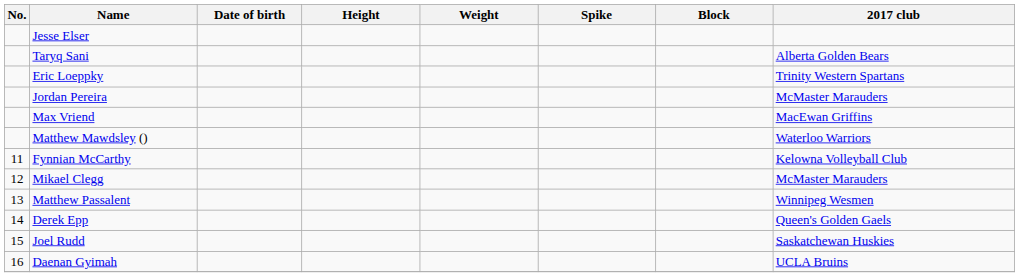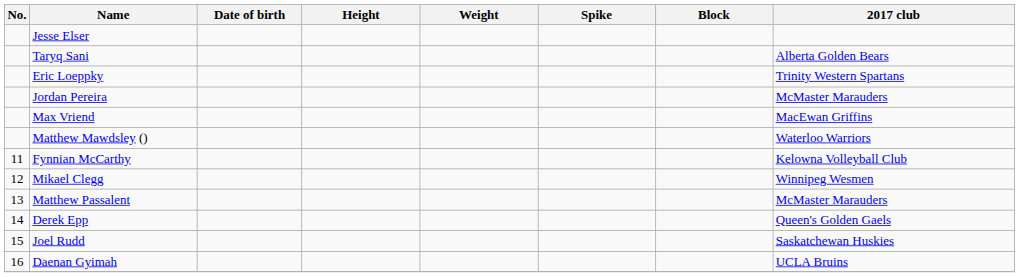(832, 179) McMaster Marauders -> (825, 179) Winnipeg Wesmen
(825, 199) Winnipeg Wesmen -> (832, 199) McMaster Marauders
